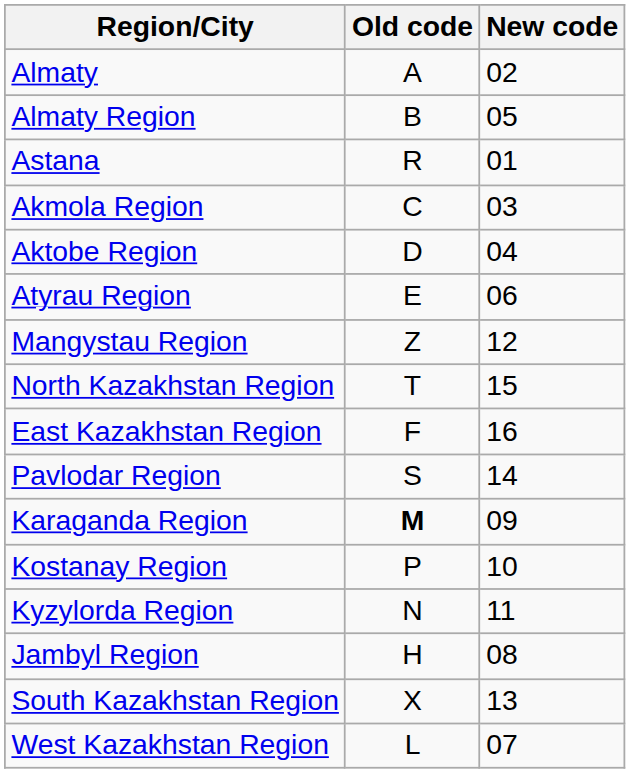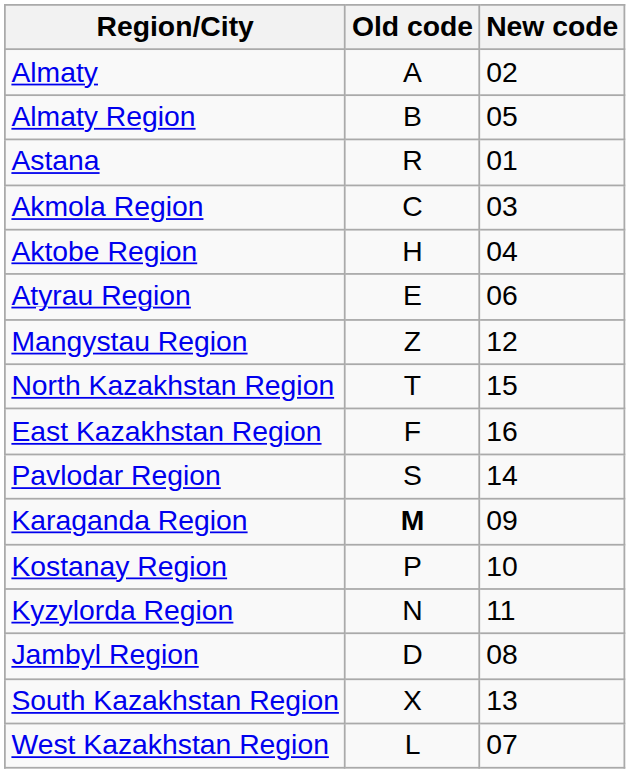(413, 251) D -> (413, 251) H
(413, 655) H -> (413, 655) D
